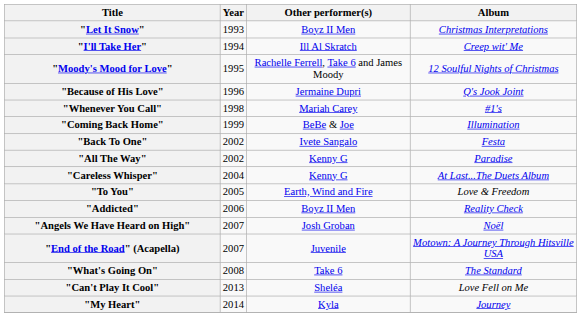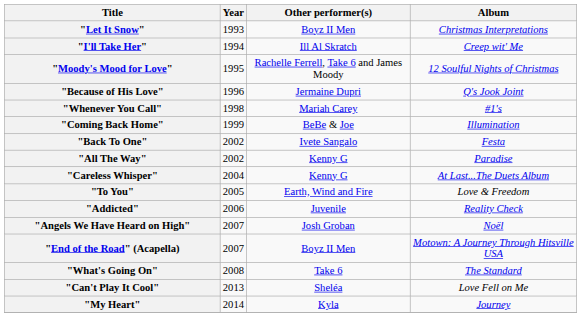(328, 208) Boyz II Men -> (328, 208) Juvenile
(328, 248) Juvenile -> (328, 248) Boyz II Men
